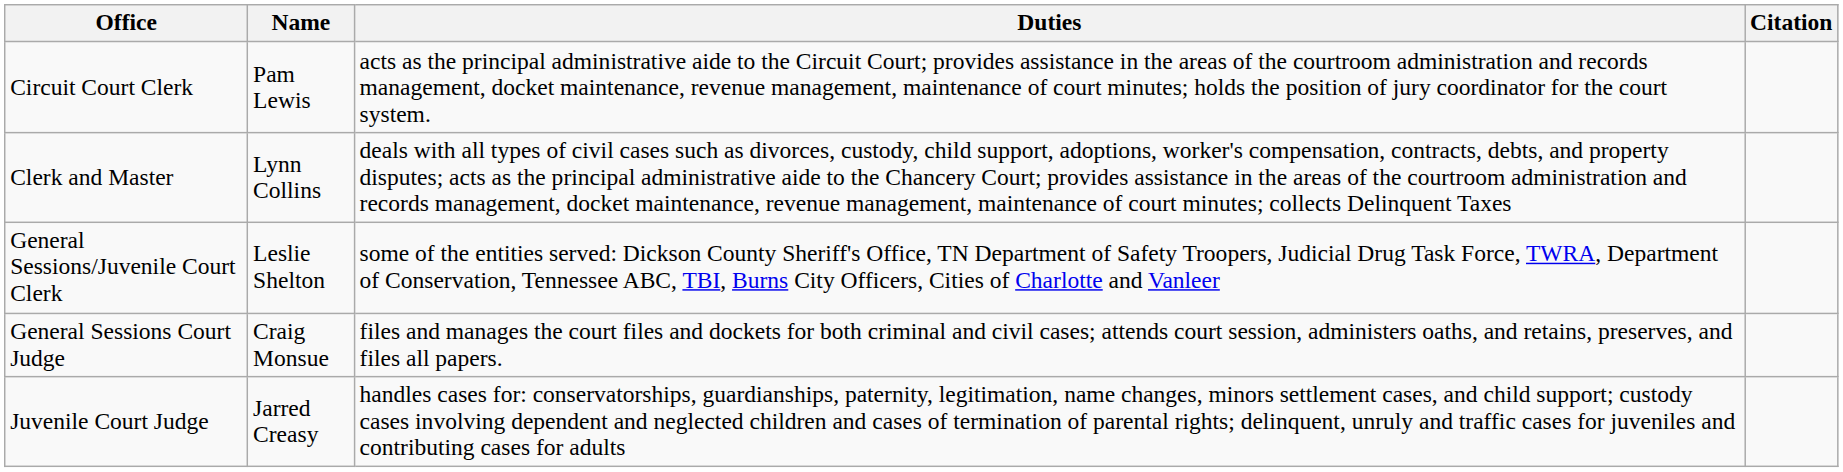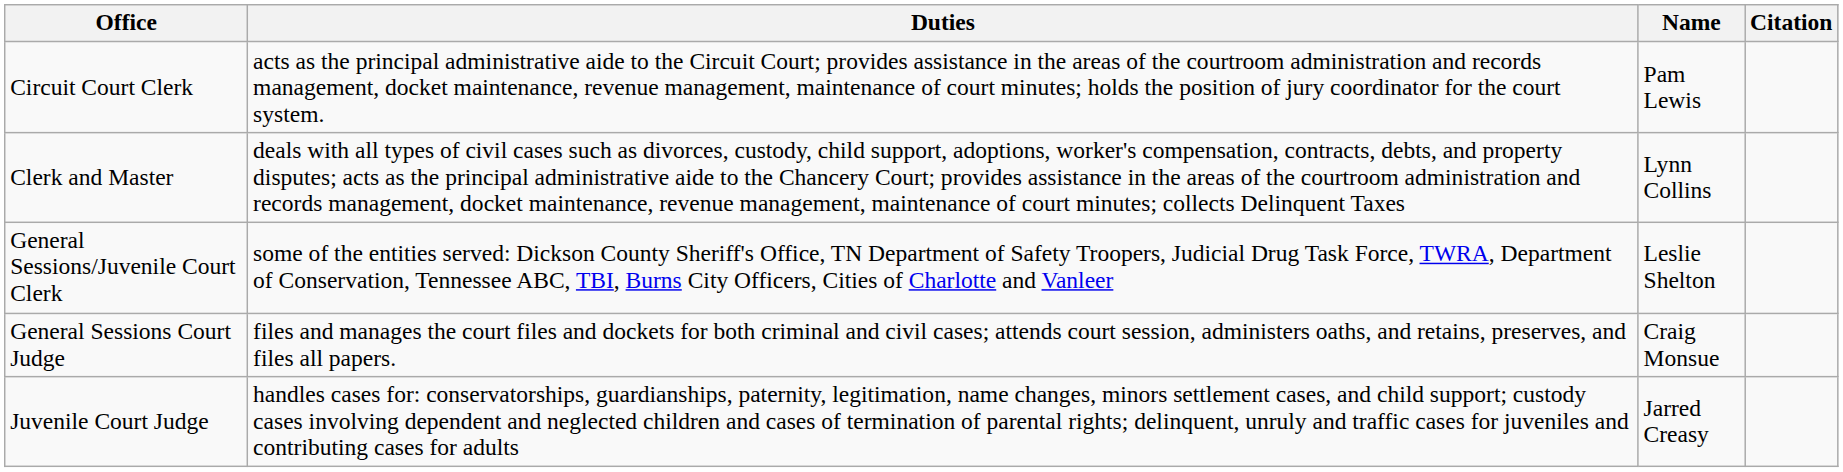columns swapped: (301, 23) <-> (1049, 23)
